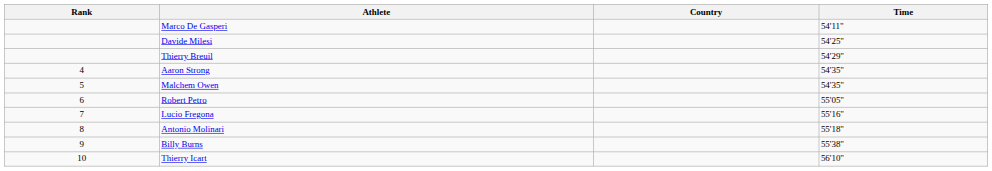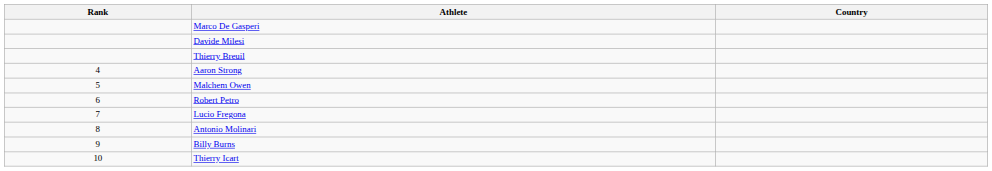- column: (903, 12)
